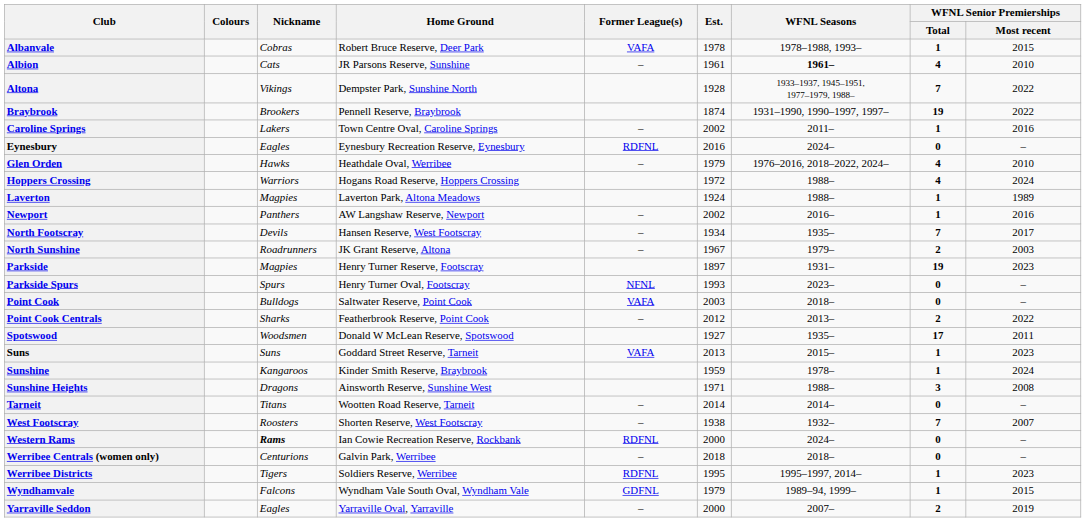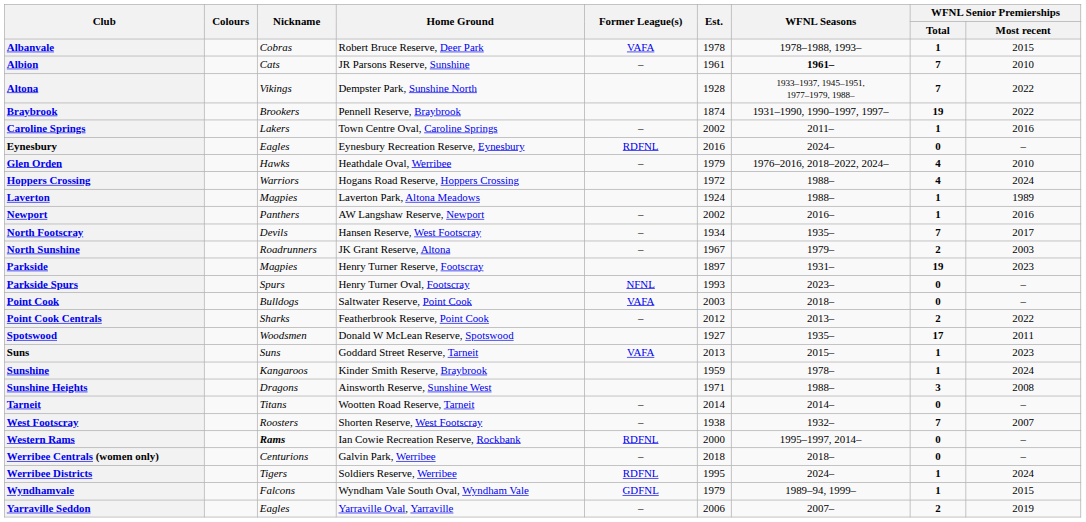(938, 64) 4 -> (938, 64) 7
(821, 439) 2024– -> (821, 439) 1995–1997, 2014–
(821, 473) 1995–1997, 2014– -> (821, 473) 2024–
(1023, 473) 2023 -> (1023, 473) 2024
(714, 508) 2000 -> (714, 508) 2006
